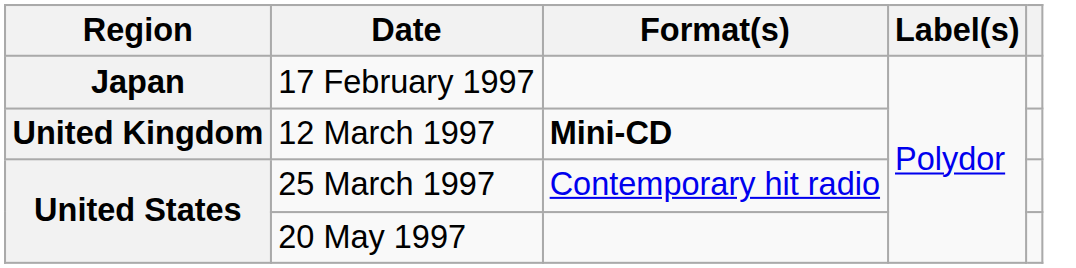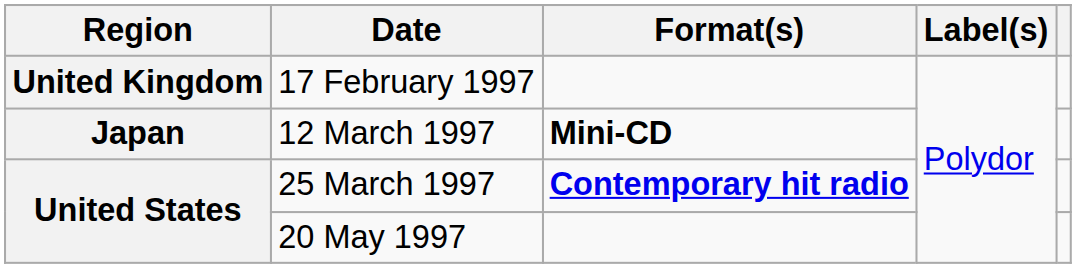(138, 81) Japan -> (138, 81) United Kingdom
(138, 133) United Kingdom -> (138, 133) Japan
(715, 184) normal -> (729, 184) bold
